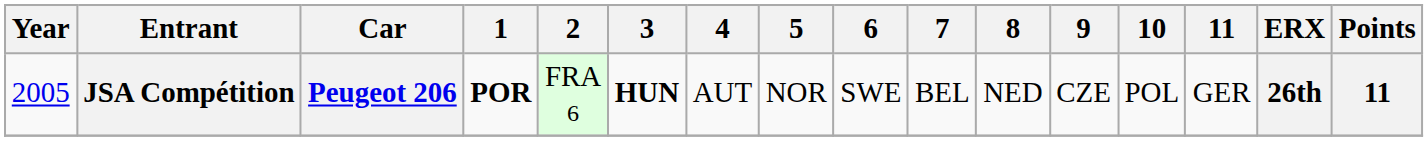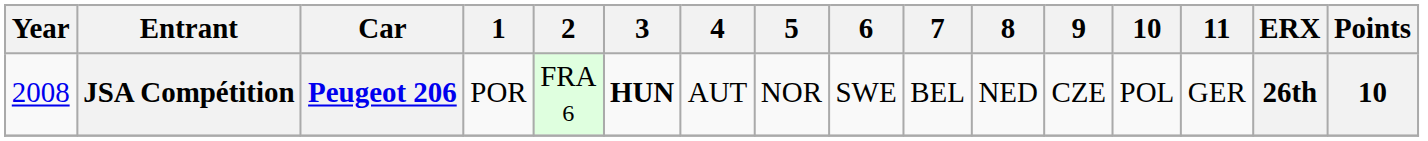(41, 93) 2005 -> (41, 93) 2008
(501, 93) bold -> (498, 93) normal
(1377, 93) 11 -> (1373, 93) 10
